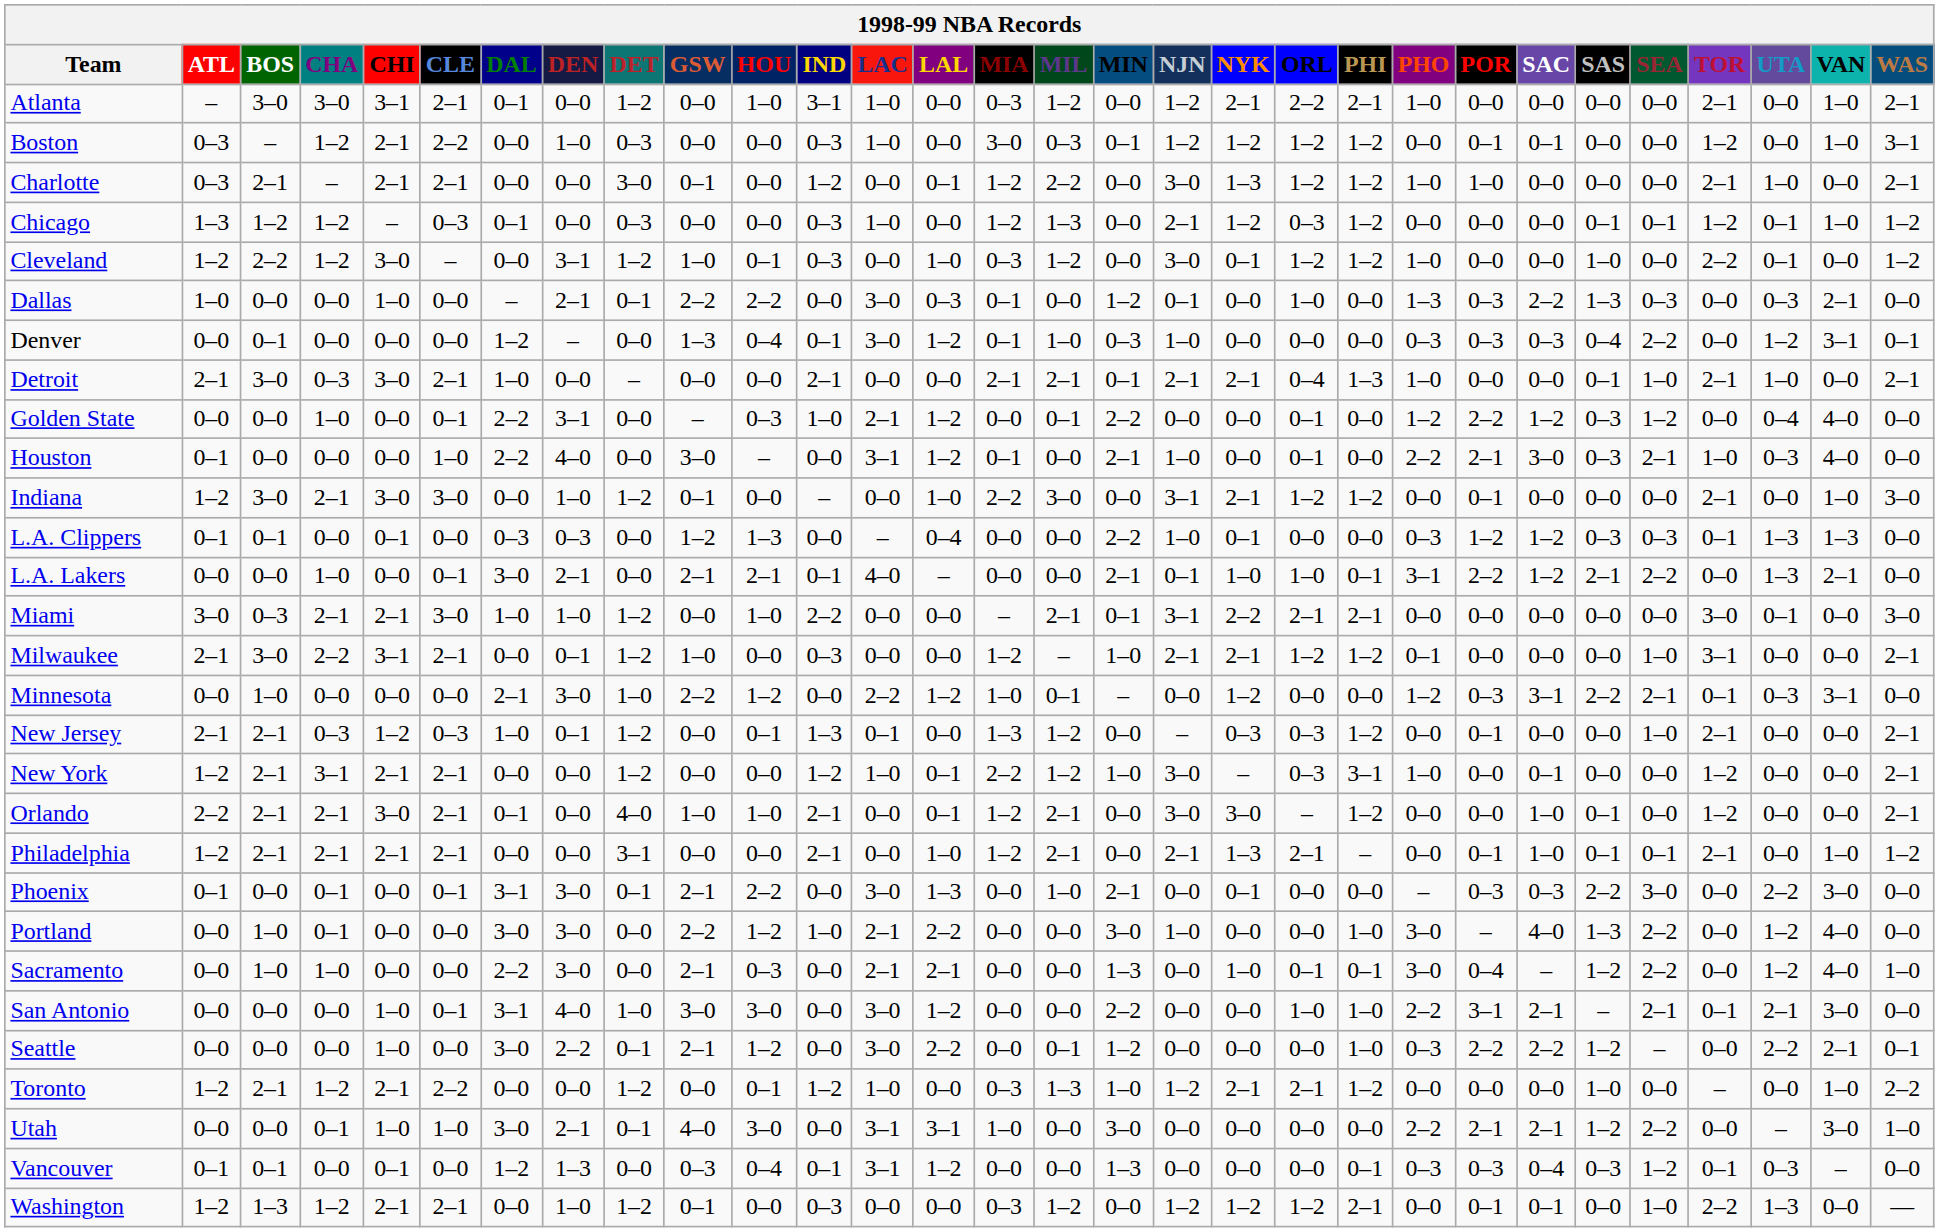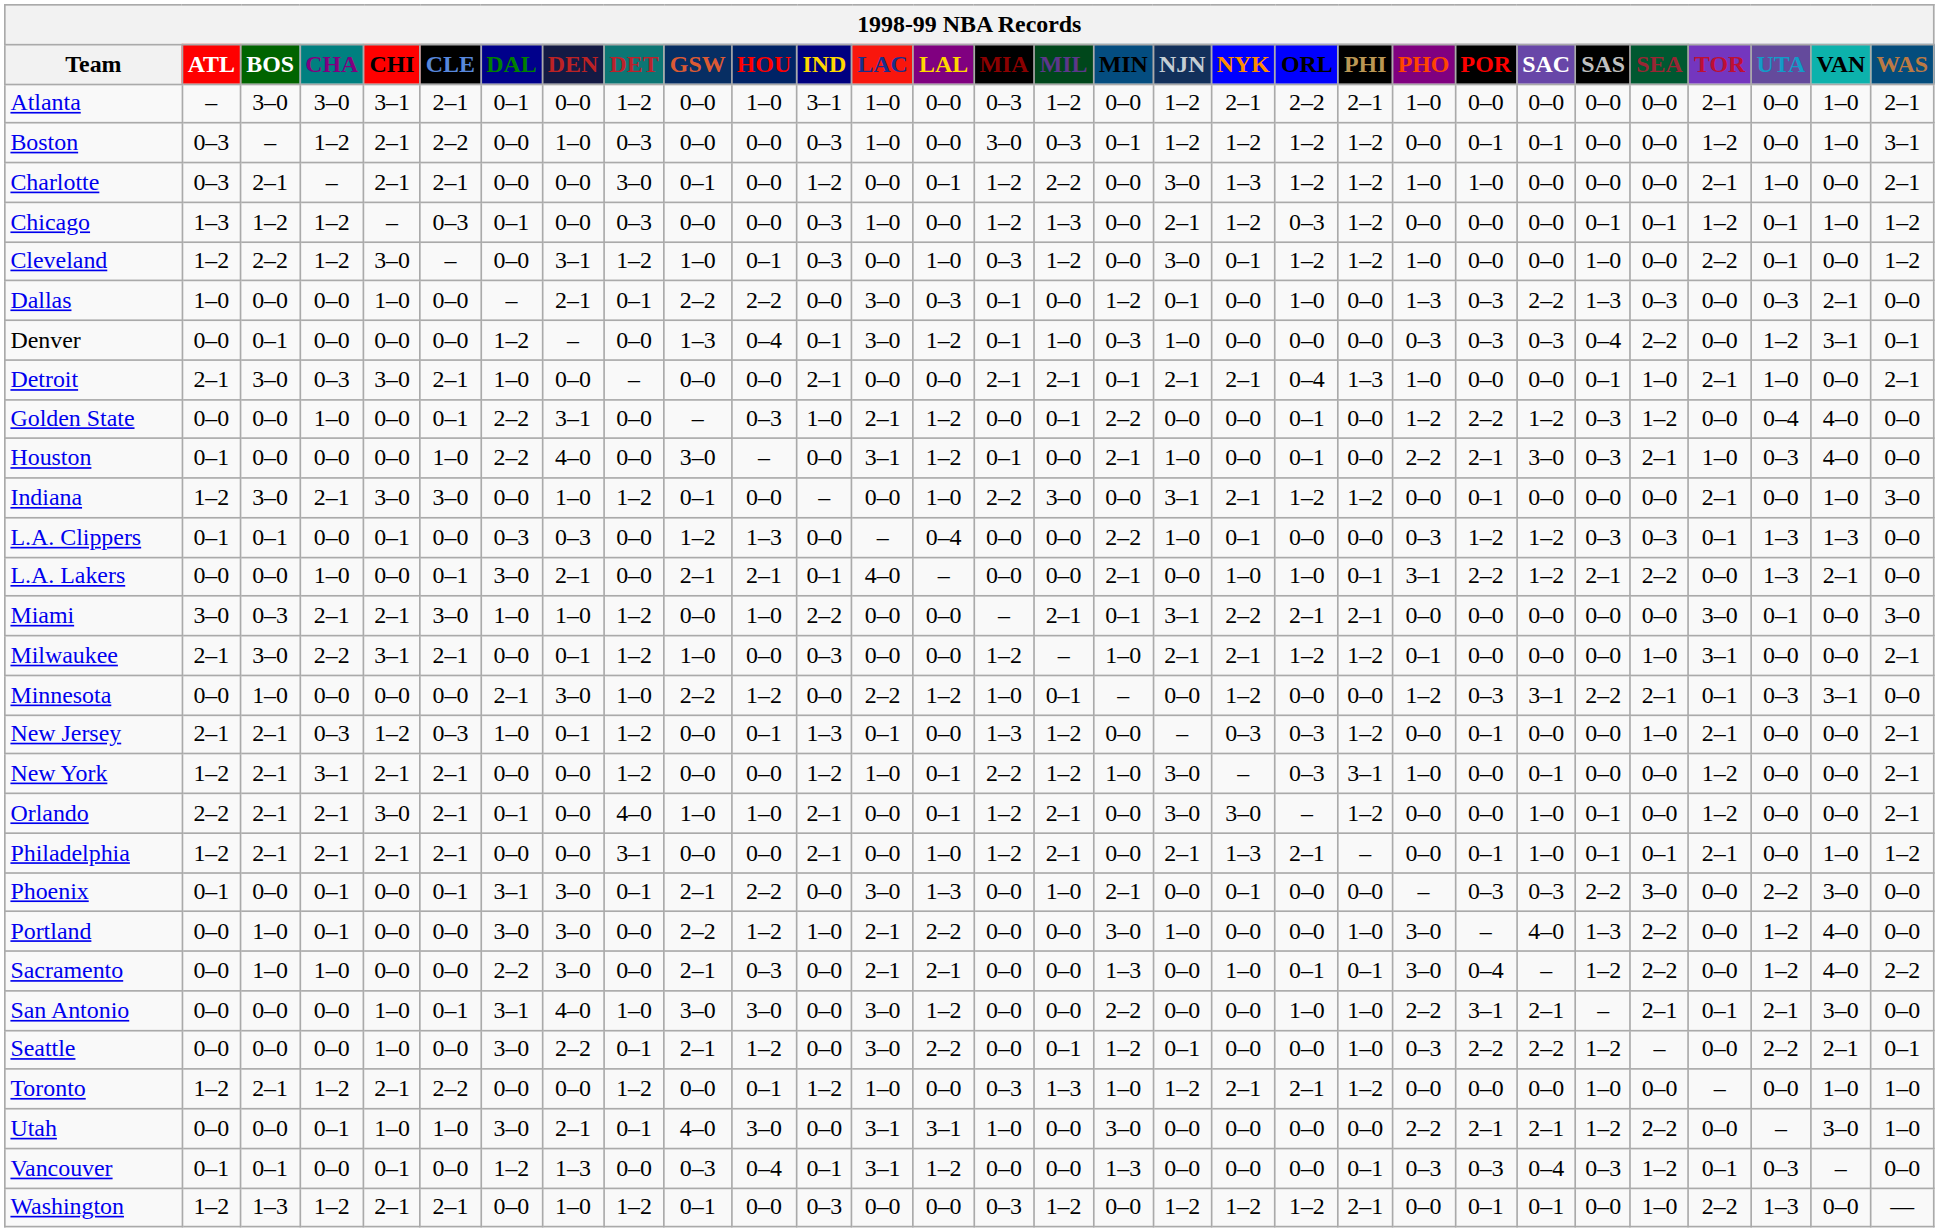(1182, 576) 0–1 -> (1182, 576) 0–0
(1902, 970) 1–0 -> (1902, 970) 2–2
(1182, 1049) 0–0 -> (1182, 1049) 0–1
(1902, 1089) 2–2 -> (1902, 1089) 1–0
